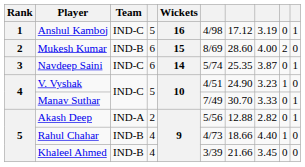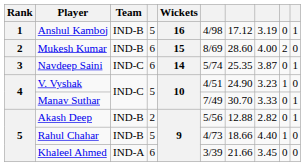(128, 30) IND-C -> (128, 30) IND-B
(129, 118) IND-A -> (128, 118) IND-B
(152, 135) 4 -> (152, 135) 5
(128, 153) IND-B -> (129, 153) IND-A
(152, 153) 4 -> (152, 153) 6
